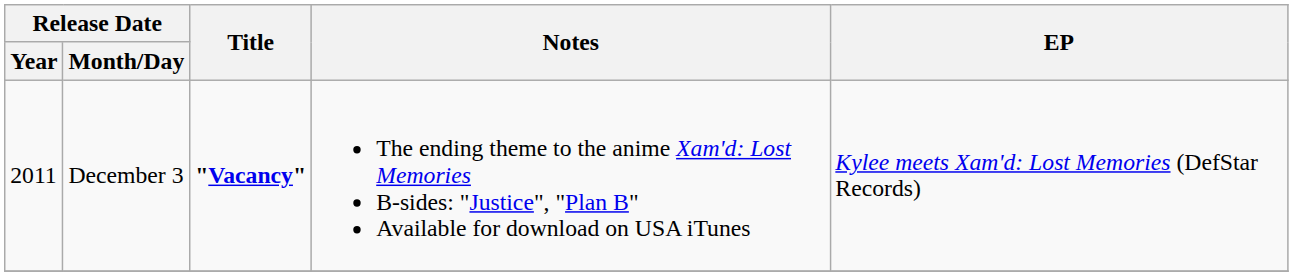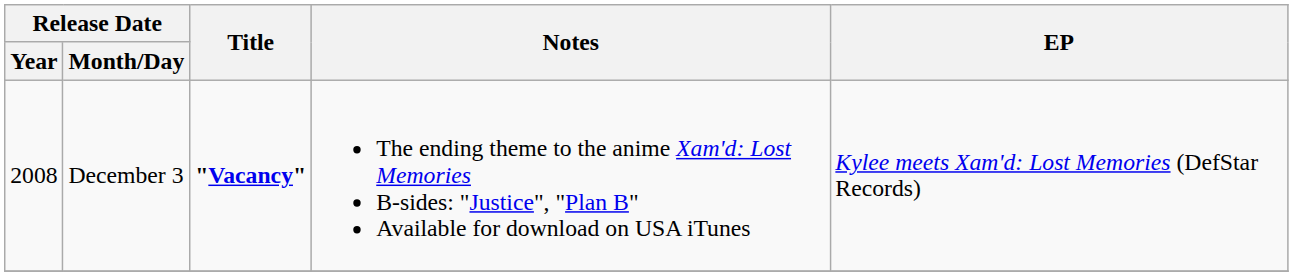(33, 175) 2011 -> (34, 175) 2008
